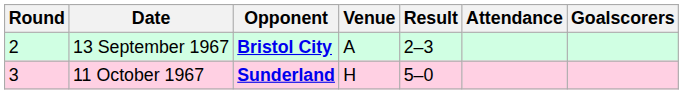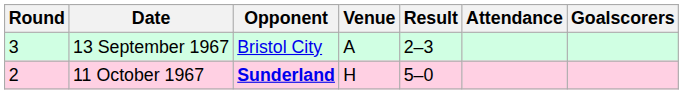(14, 46) 2 -> (14, 46) 3
(285, 46) bold -> (280, 46) normal
(14, 74) 3 -> (14, 74) 2
